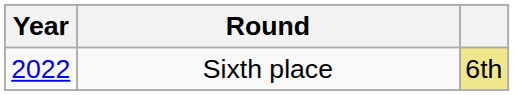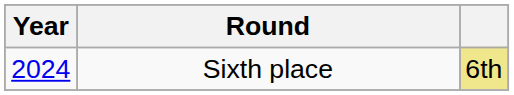(41, 68) 2022 -> (41, 68) 2024
